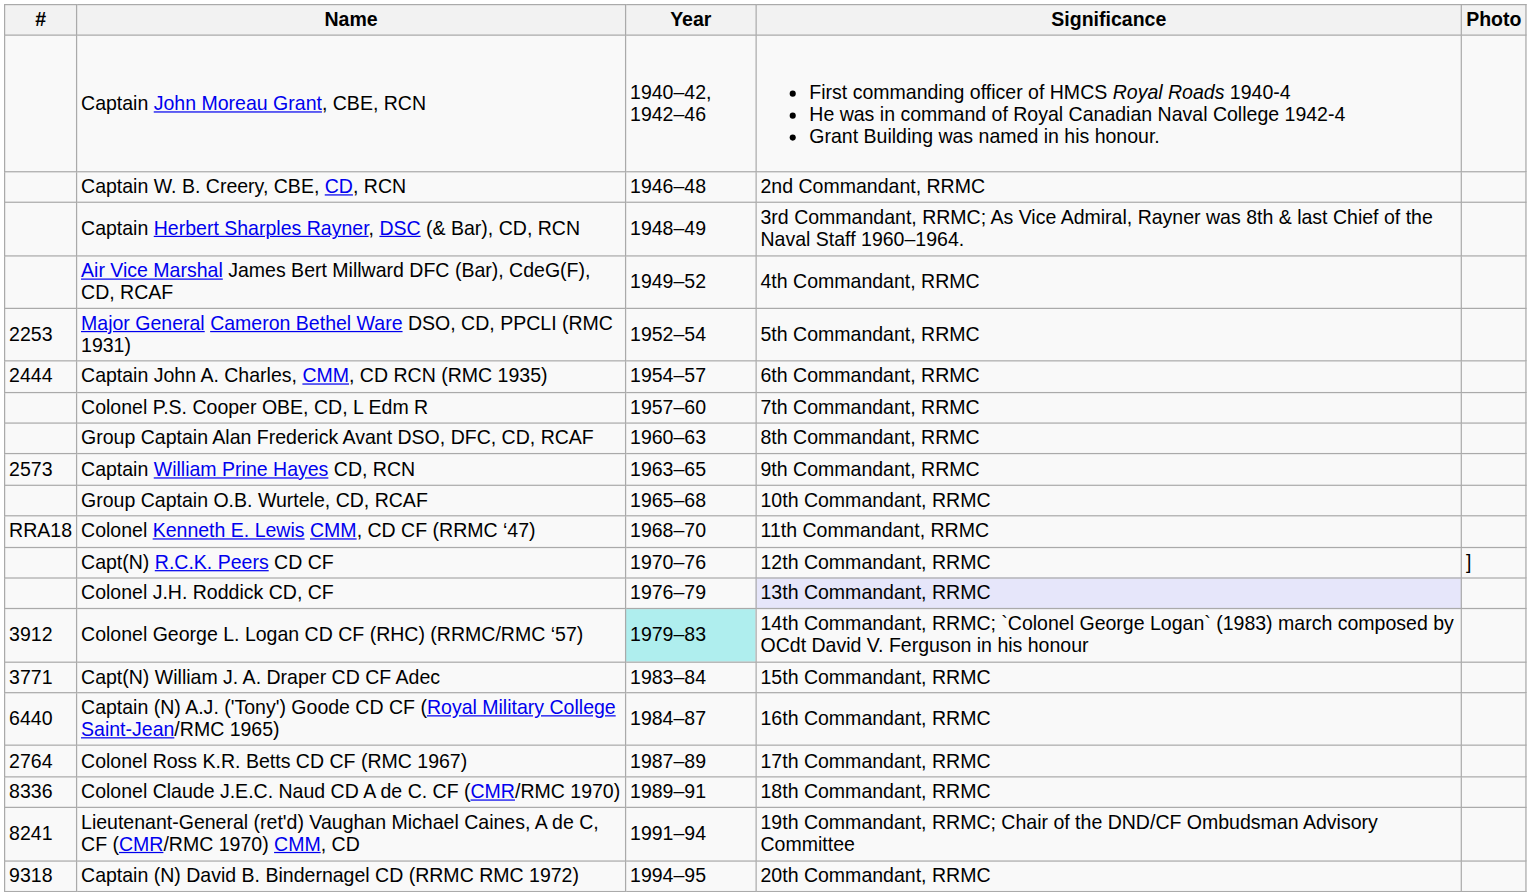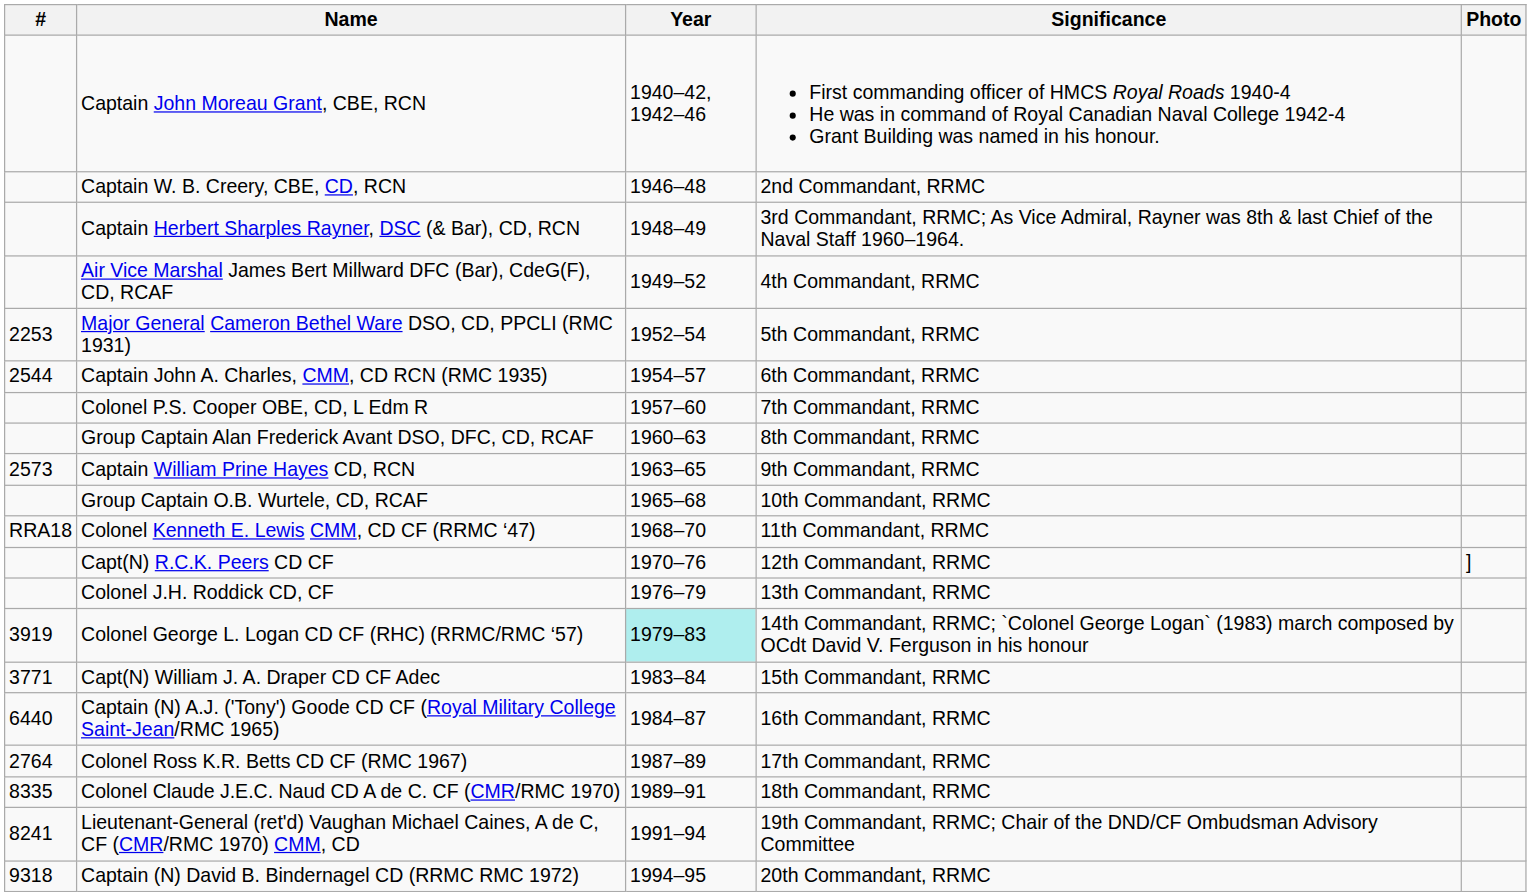(31, 376) 2444 -> (31, 376) 2544
(875, 593) lavender background -> (875, 593) no background
(31, 635) 3912 -> (31, 635) 3919
(31, 791) 8336 -> (31, 791) 8335
